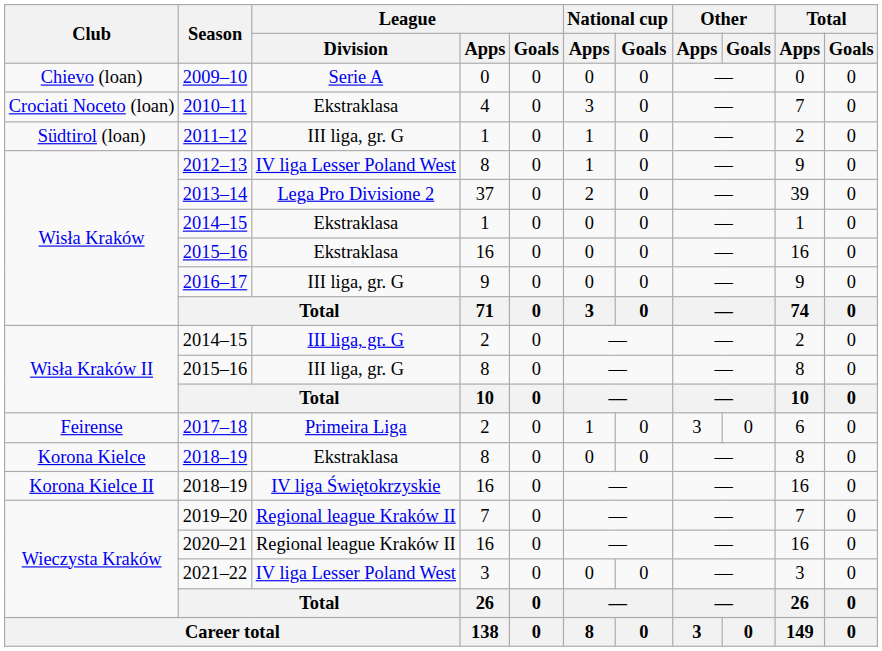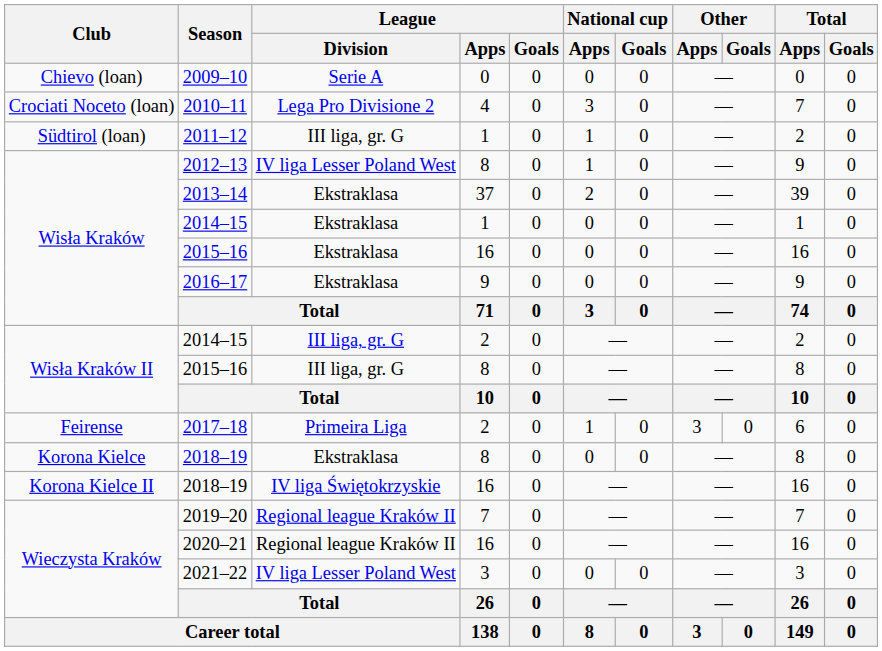(356, 106) Ekstraklasa -> (356, 106) Lega Pro Divisione 2
(356, 194) Lega Pro Divisione 2 -> (356, 194) Ekstraklasa
(356, 281) III liga, gr. G -> (356, 281) Ekstraklasa
